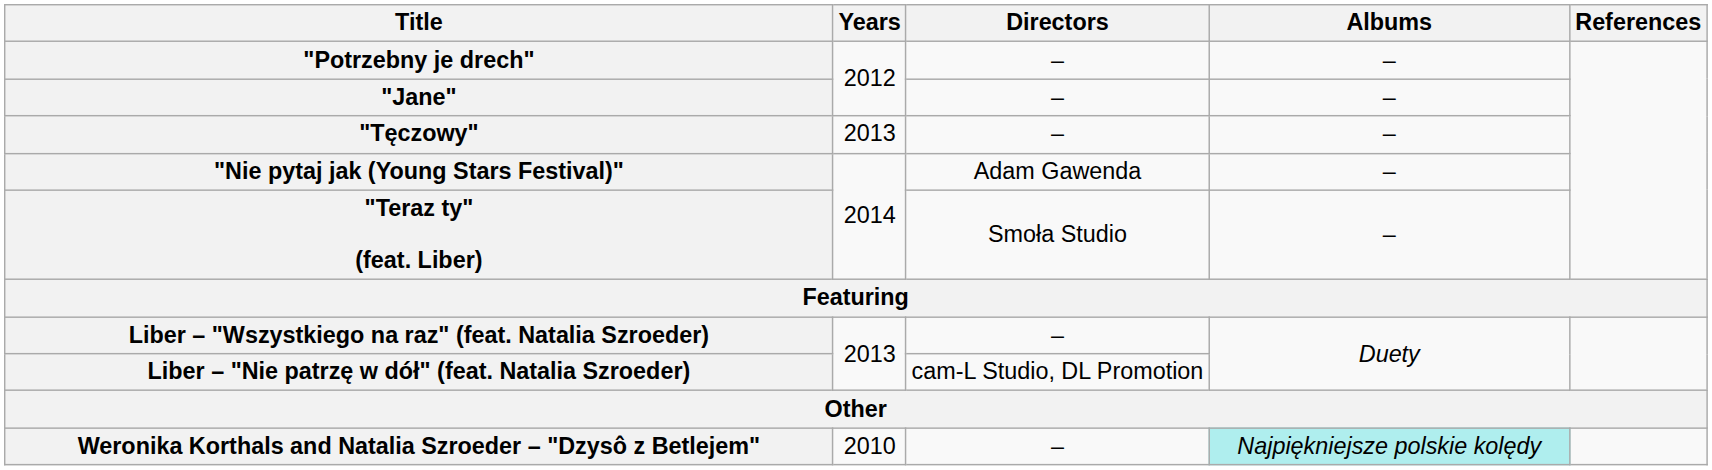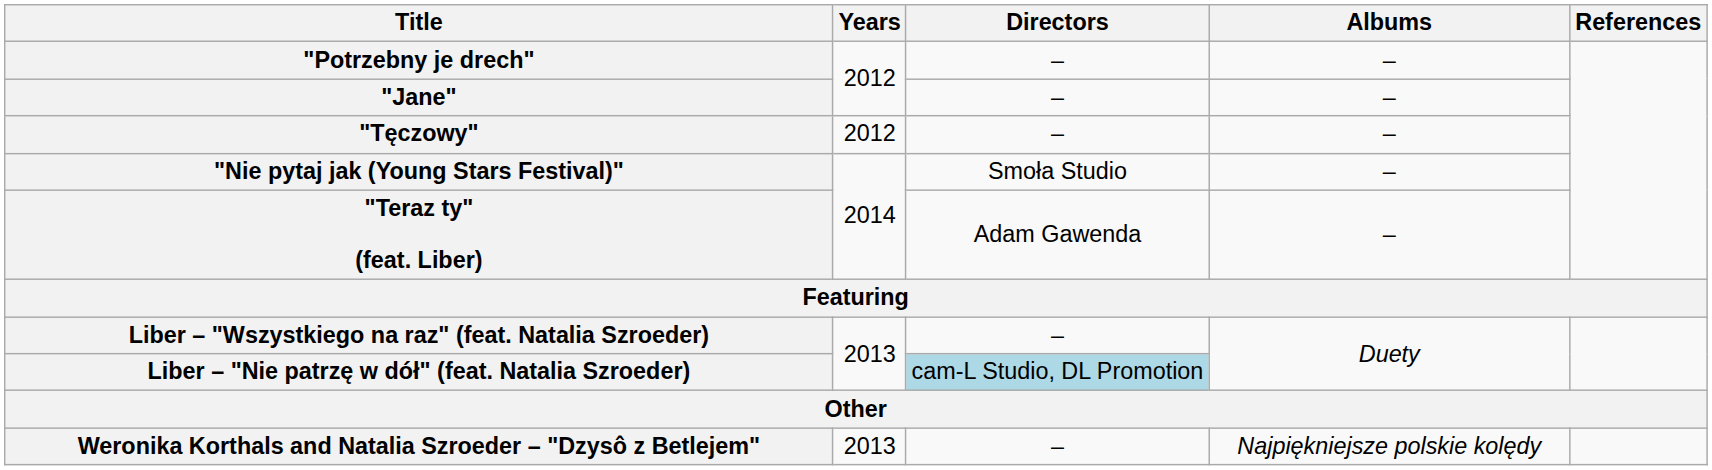(870, 134) 2013 -> (870, 134) 2012
(1057, 171) Adam Gawenda -> (1057, 171) Smoła Studio
(1057, 234) Smoła Studio -> (1057, 234) Adam Gawenda
(1057, 371) no background -> (1057, 371) lightblue background
(870, 446) 2010 -> (870, 446) 2013
(1389, 446) paleturquoise background -> (1389, 446) no background
